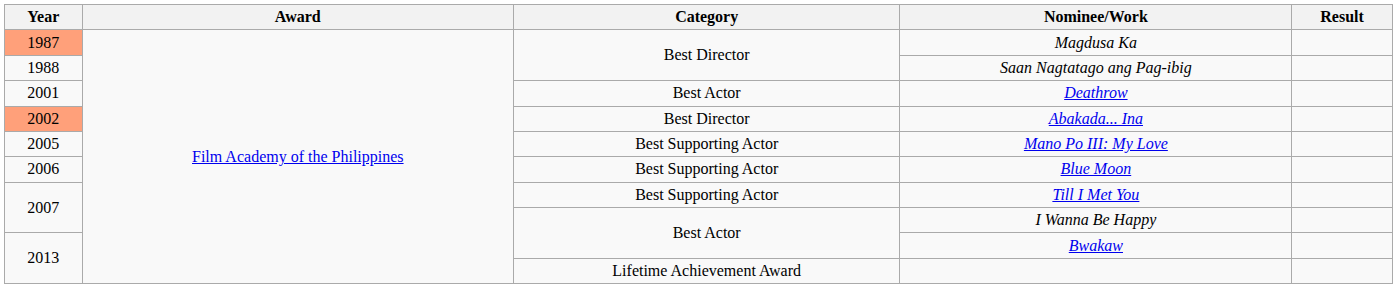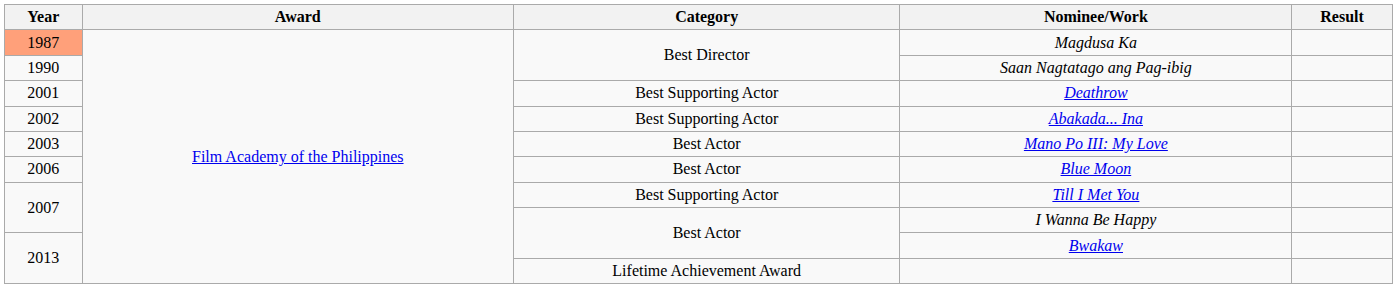(43, 67) 1988 -> (43, 67) 1990
(707, 93) Best Actor -> (707, 93) Best Supporting Actor
(43, 118) lightsalmon background -> (43, 118) no background
(707, 118) Best Director -> (707, 118) Best Supporting Actor
(43, 144) 2005 -> (43, 144) 2003
(707, 144) Best Supporting Actor -> (707, 144) Best Actor
(707, 169) Best Supporting Actor -> (707, 169) Best Actor
